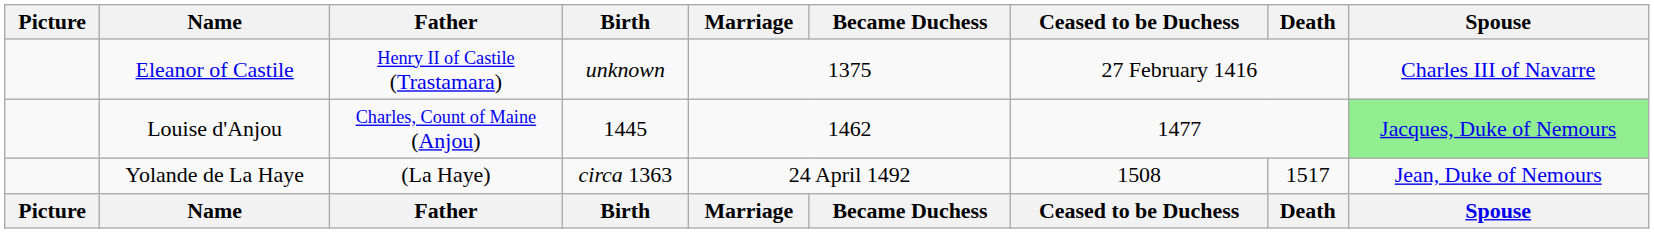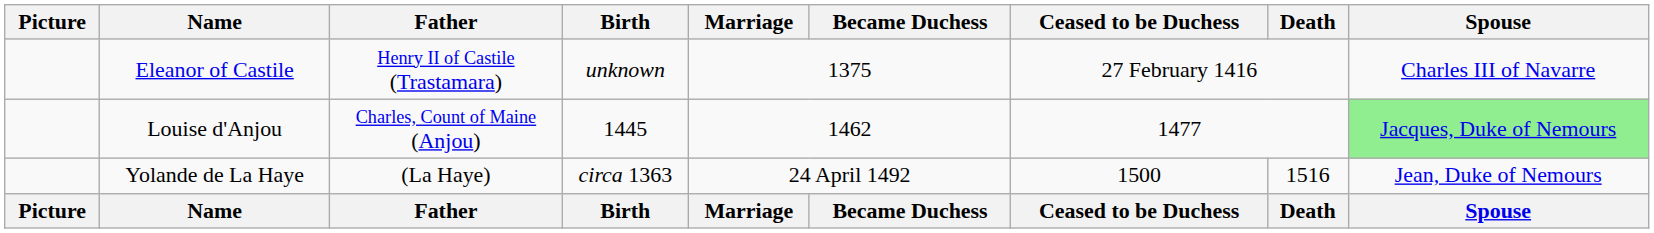(1139, 175) 1508 -> (1139, 175) 1500
(1308, 175) 1517 -> (1308, 175) 1516
